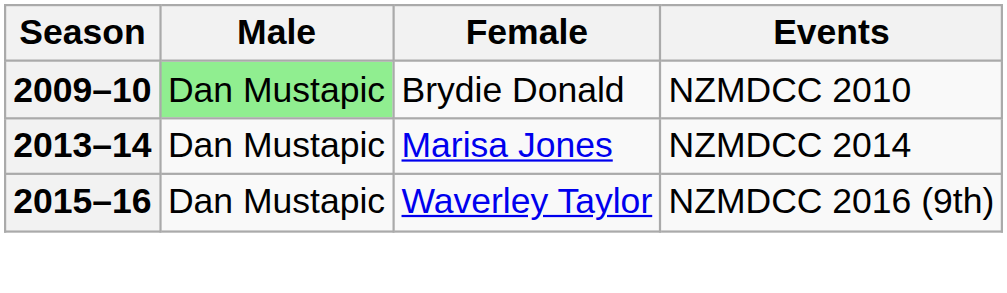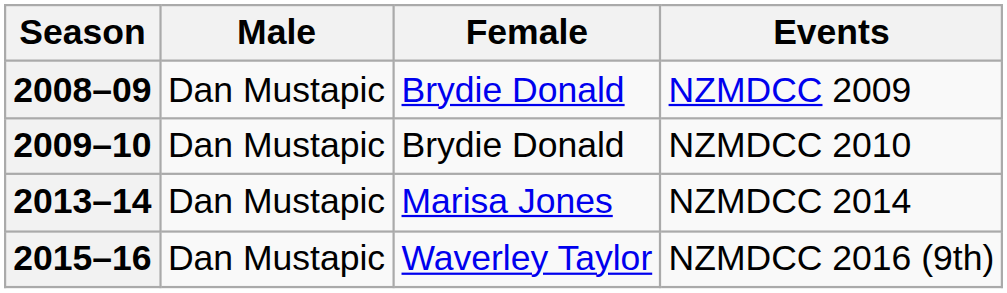+ row: (82, 88)
(277, 88) lightgreen background -> (277, 145) no background
